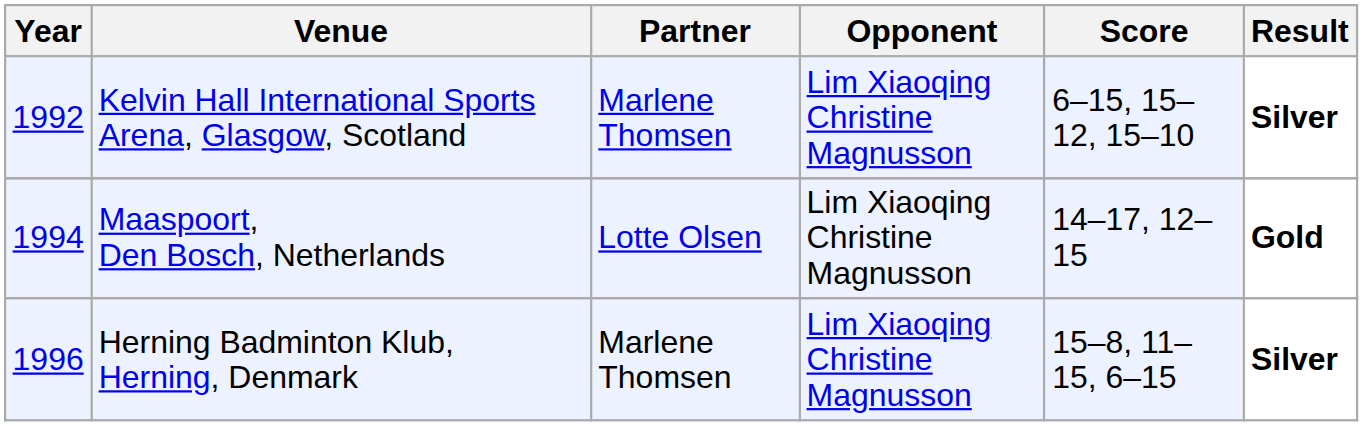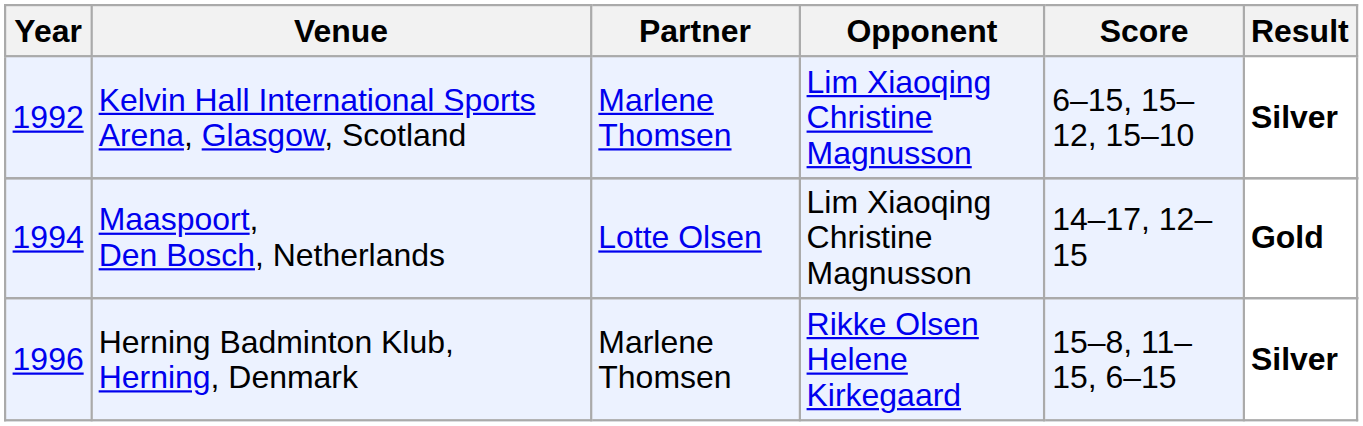(899, 360) Lim Xiaoqing Christine Magnusson -> (893, 360) Rikke Olsen Helene Kirkegaard
